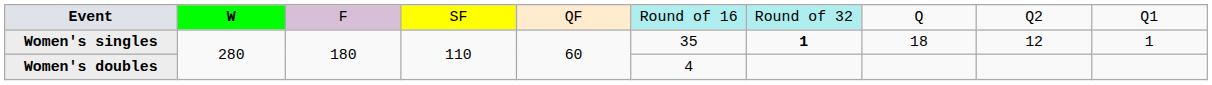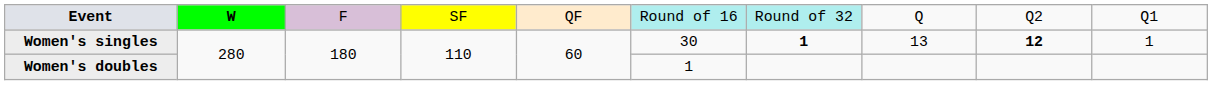(689, 42) 35 -> (689, 42) 30
(919, 42) 18 -> (919, 42) 13
(1034, 42) normal -> (1034, 42) bold
(689, 67) 4 -> (689, 67) 1
